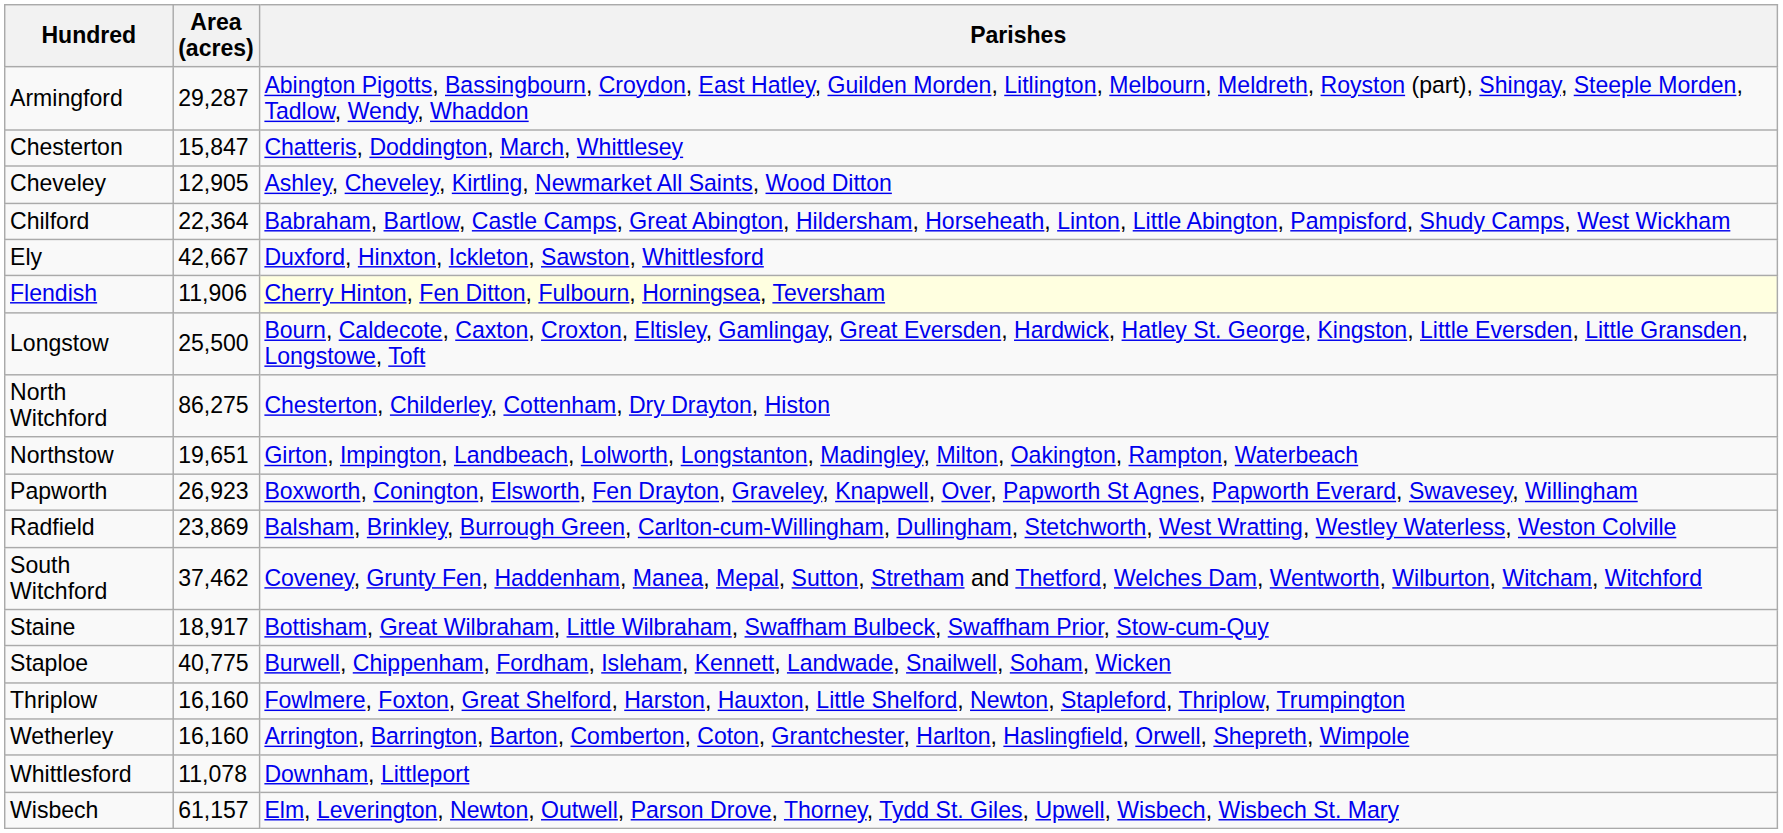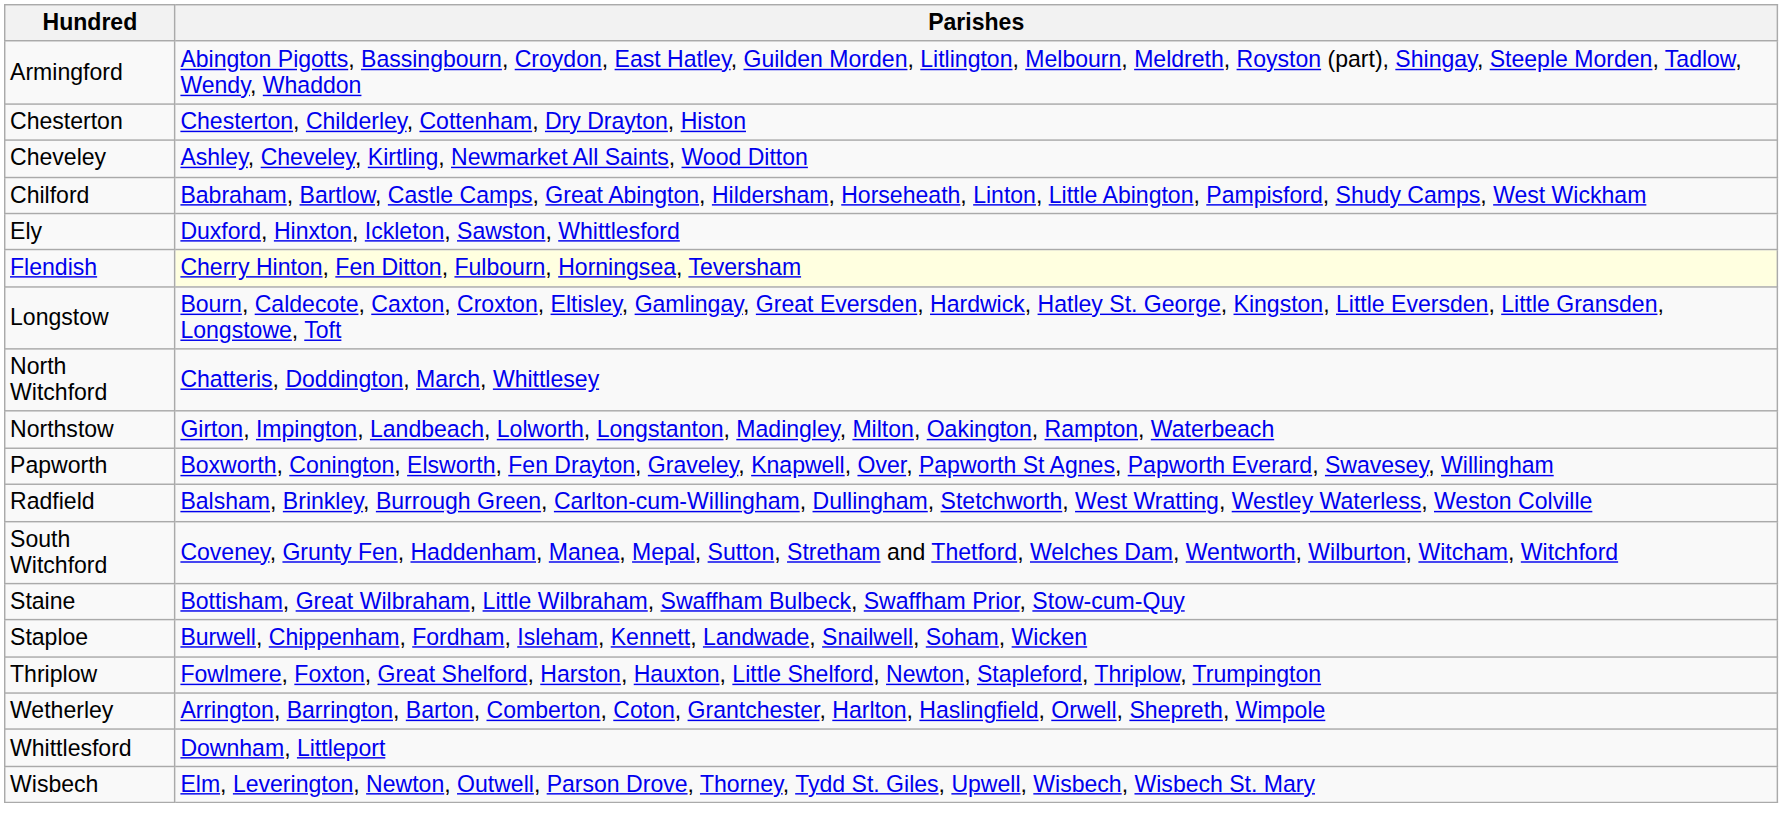- column: (216, 35)
(474, 147) Chatteris, Doddington, March, Whittlesey -> (463, 121) Chesterton, Childerley, Cottenham, Dry Drayton, Histon
(547, 405) Chesterton, Childerley, Cottenham, Dry Drayton, Histon -> (390, 379) Chatteris, Doddington, March, Whittlesey
